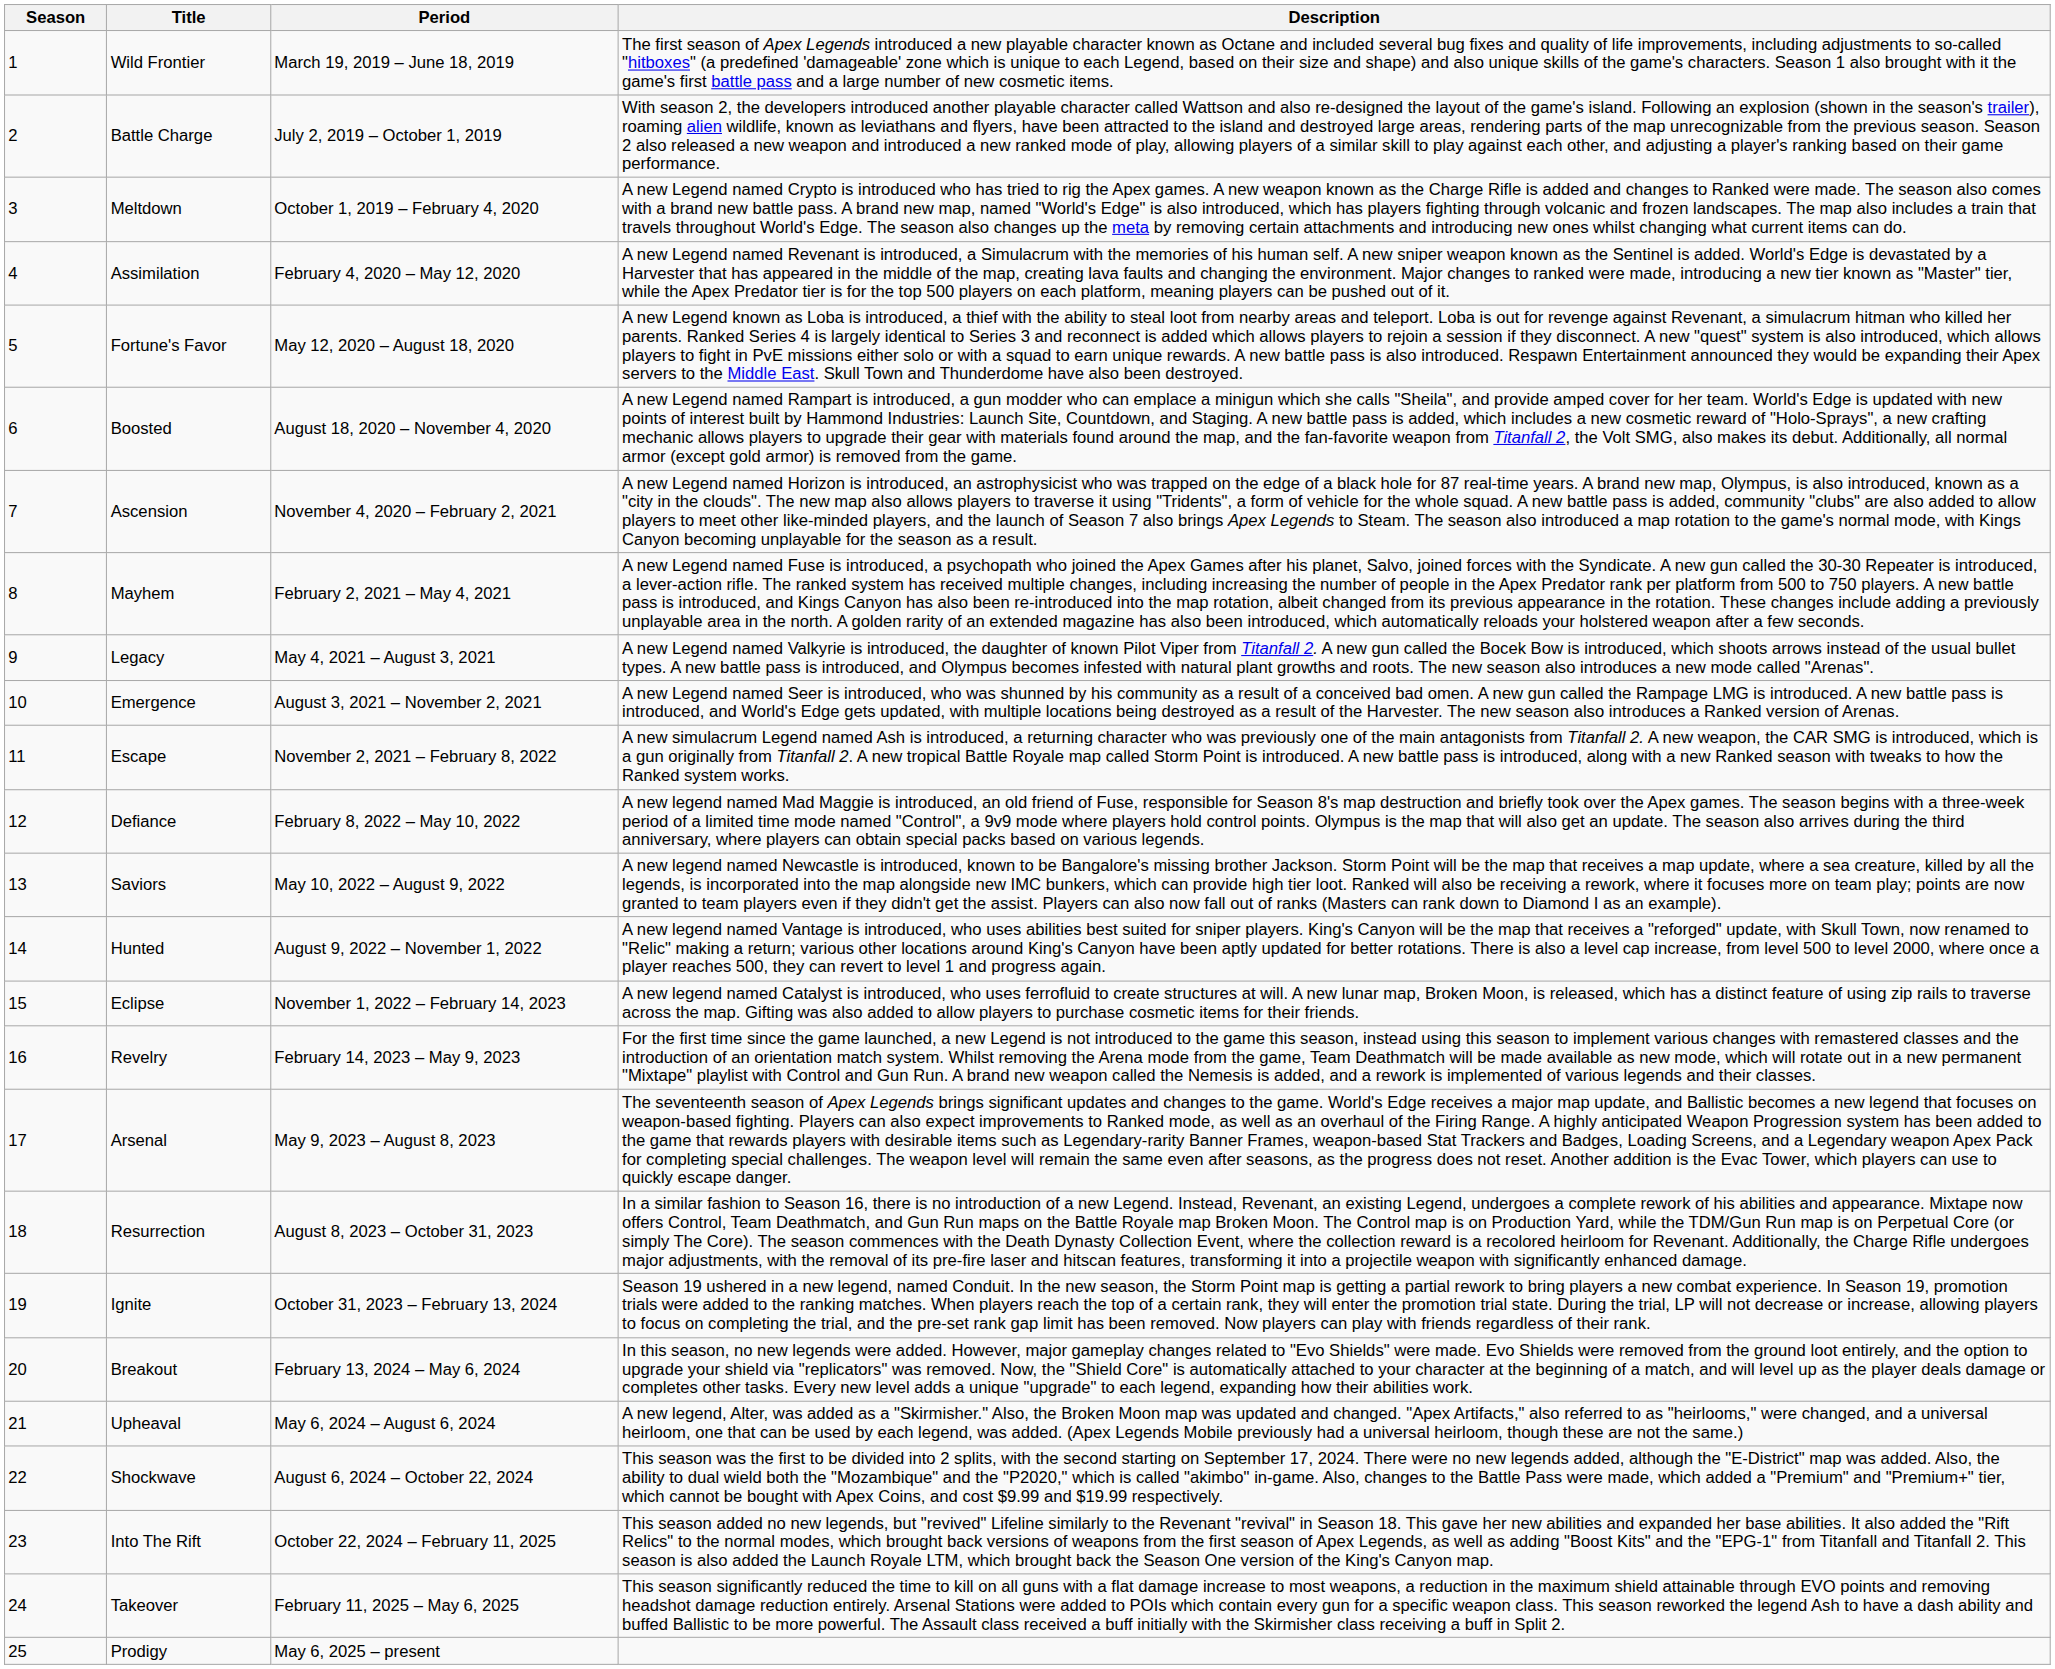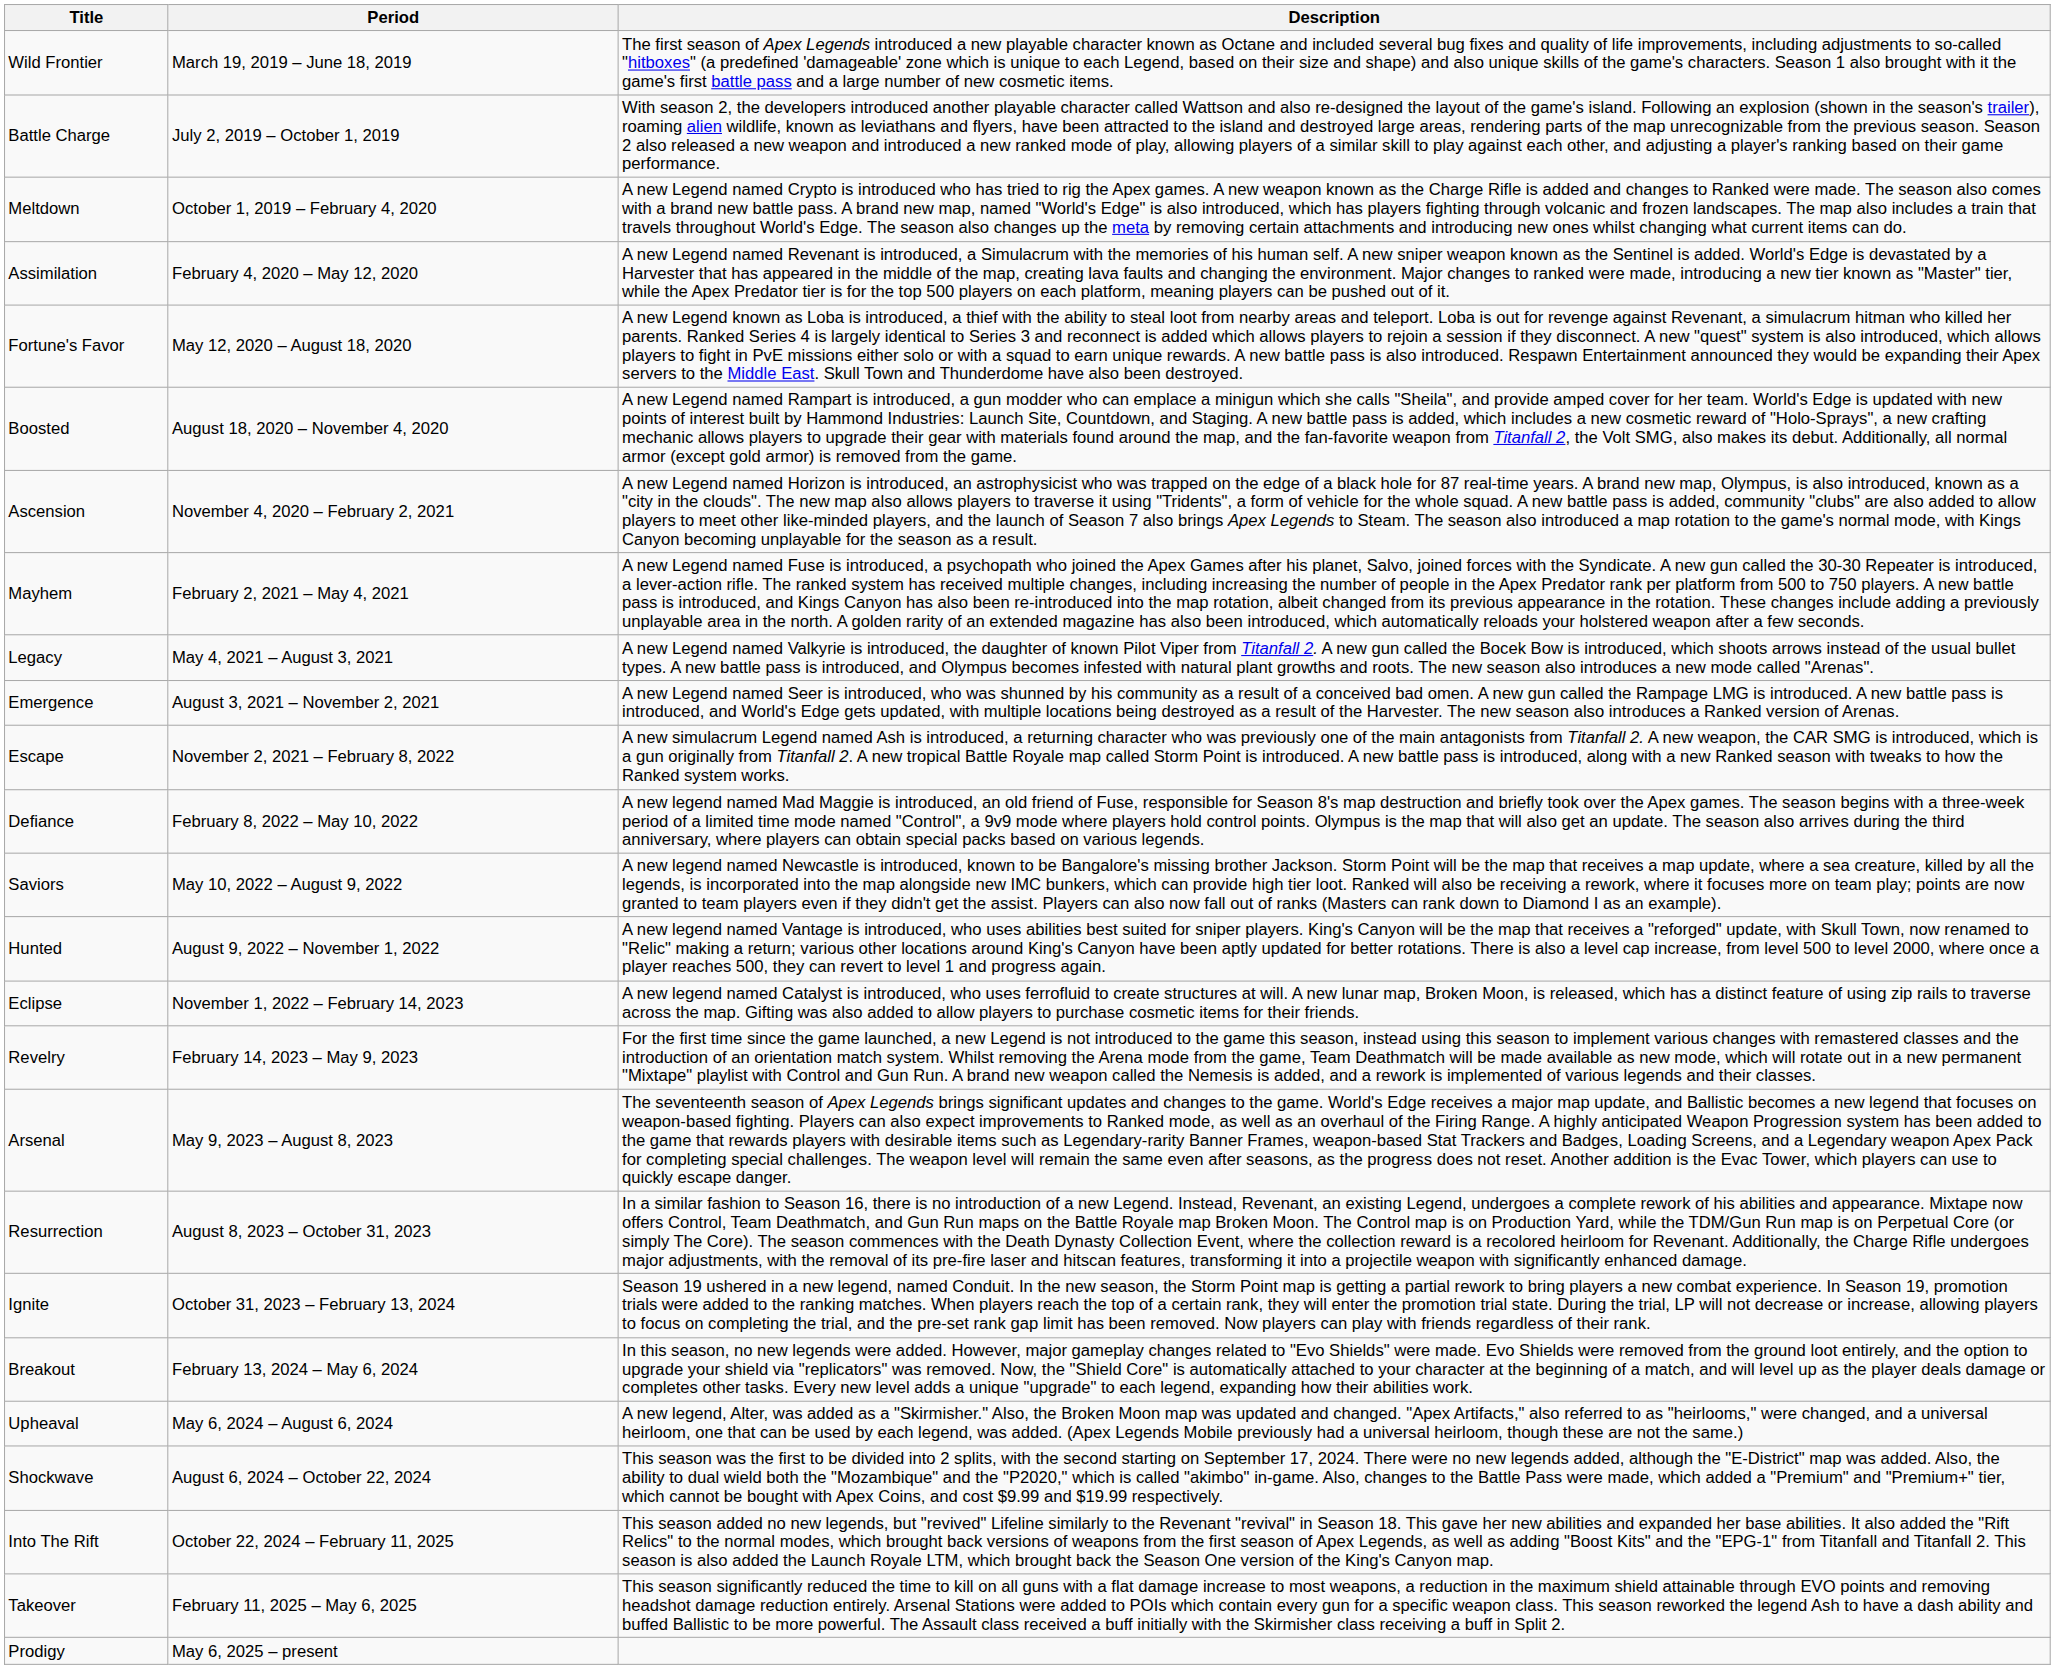- column: (56, 17)
